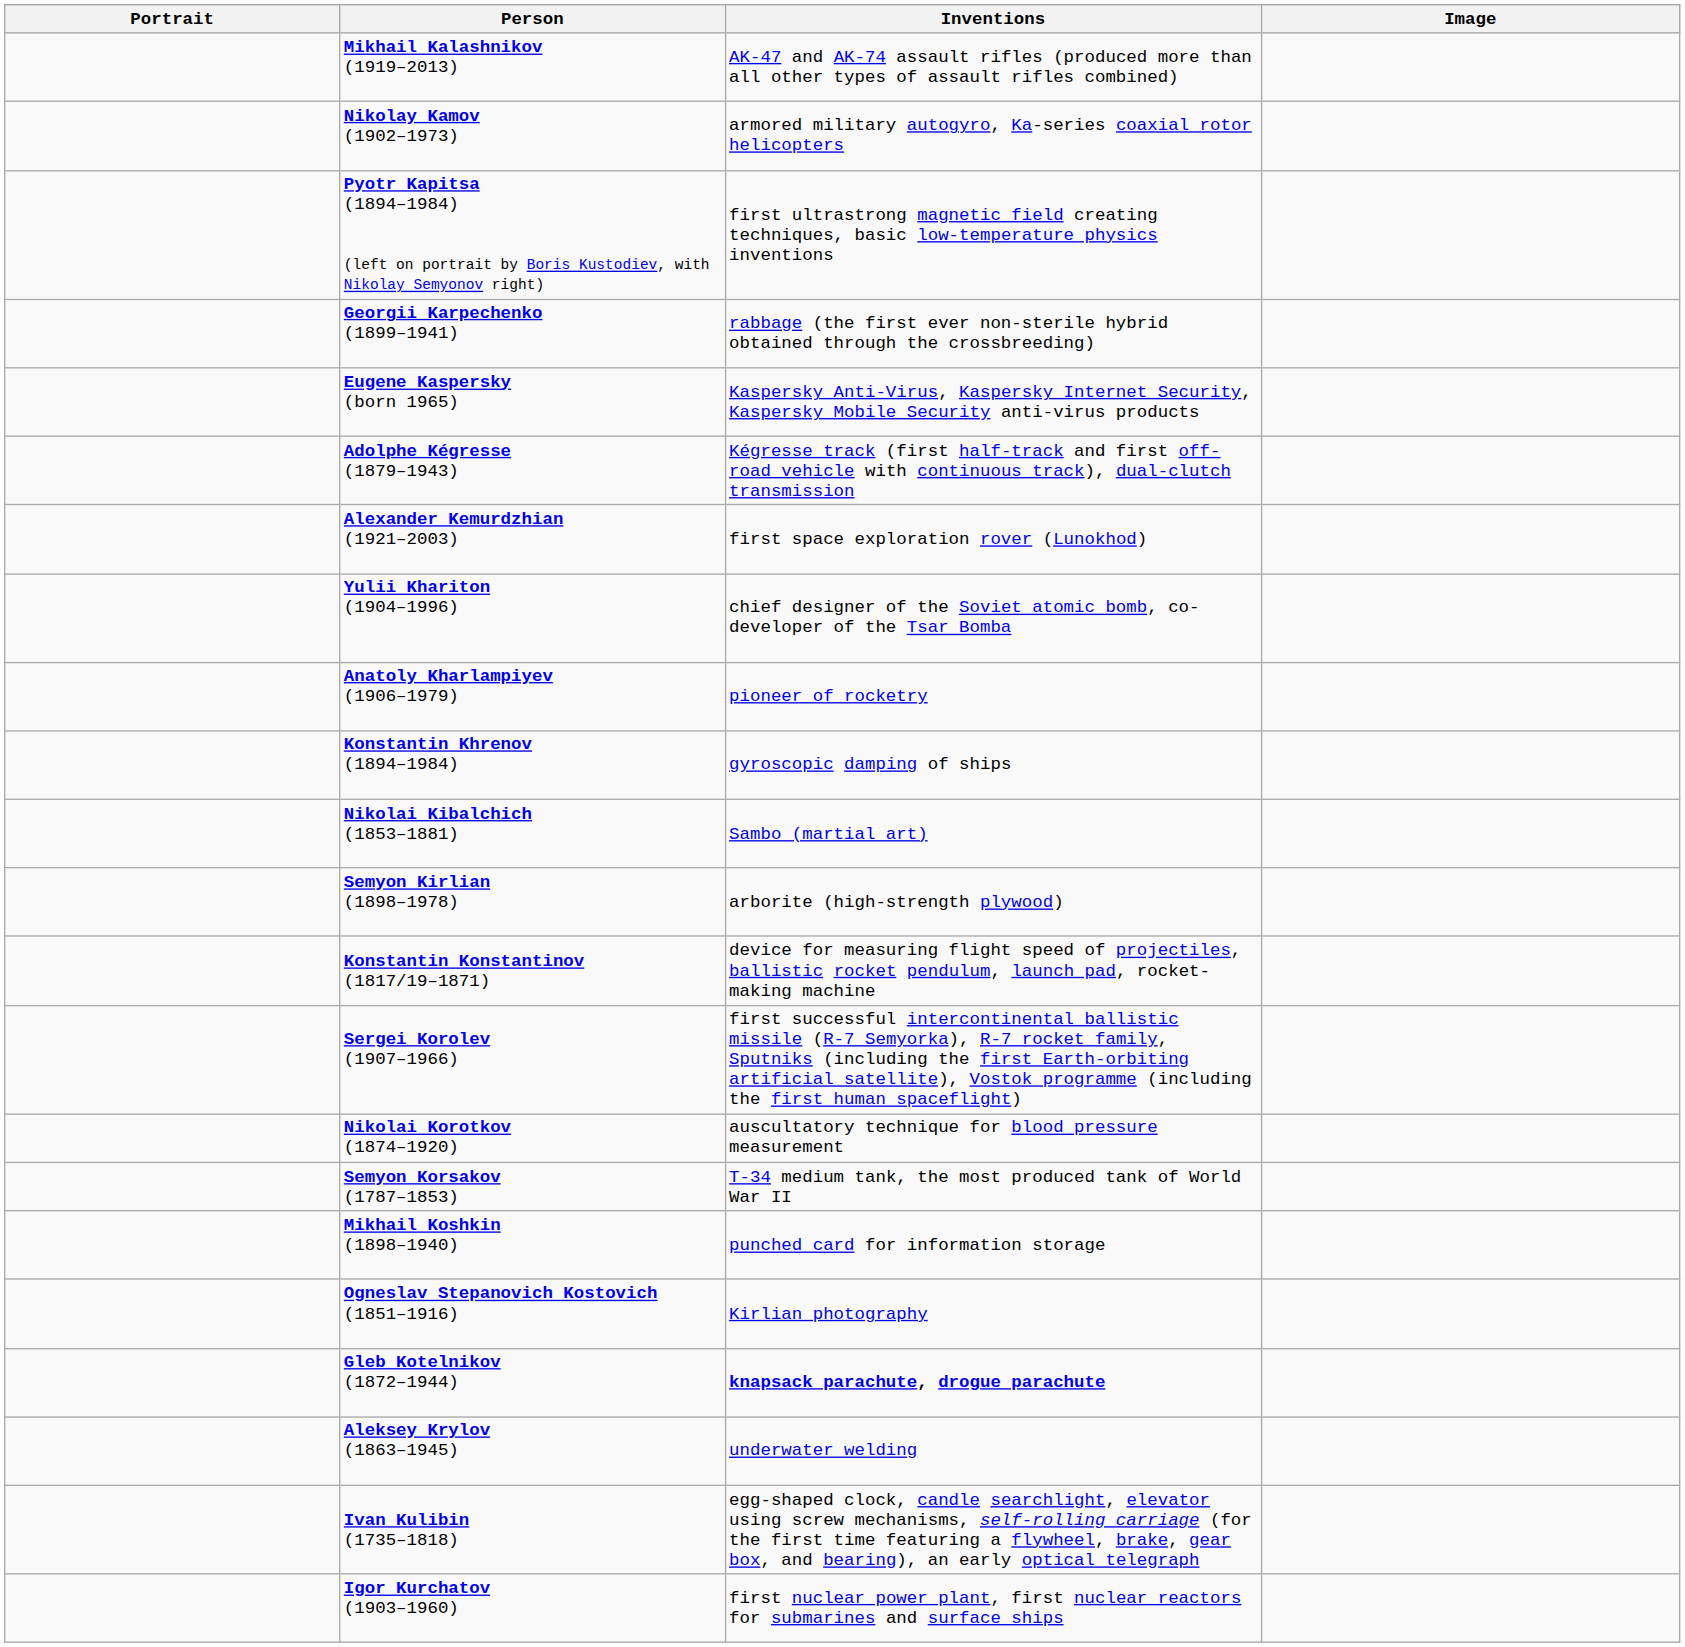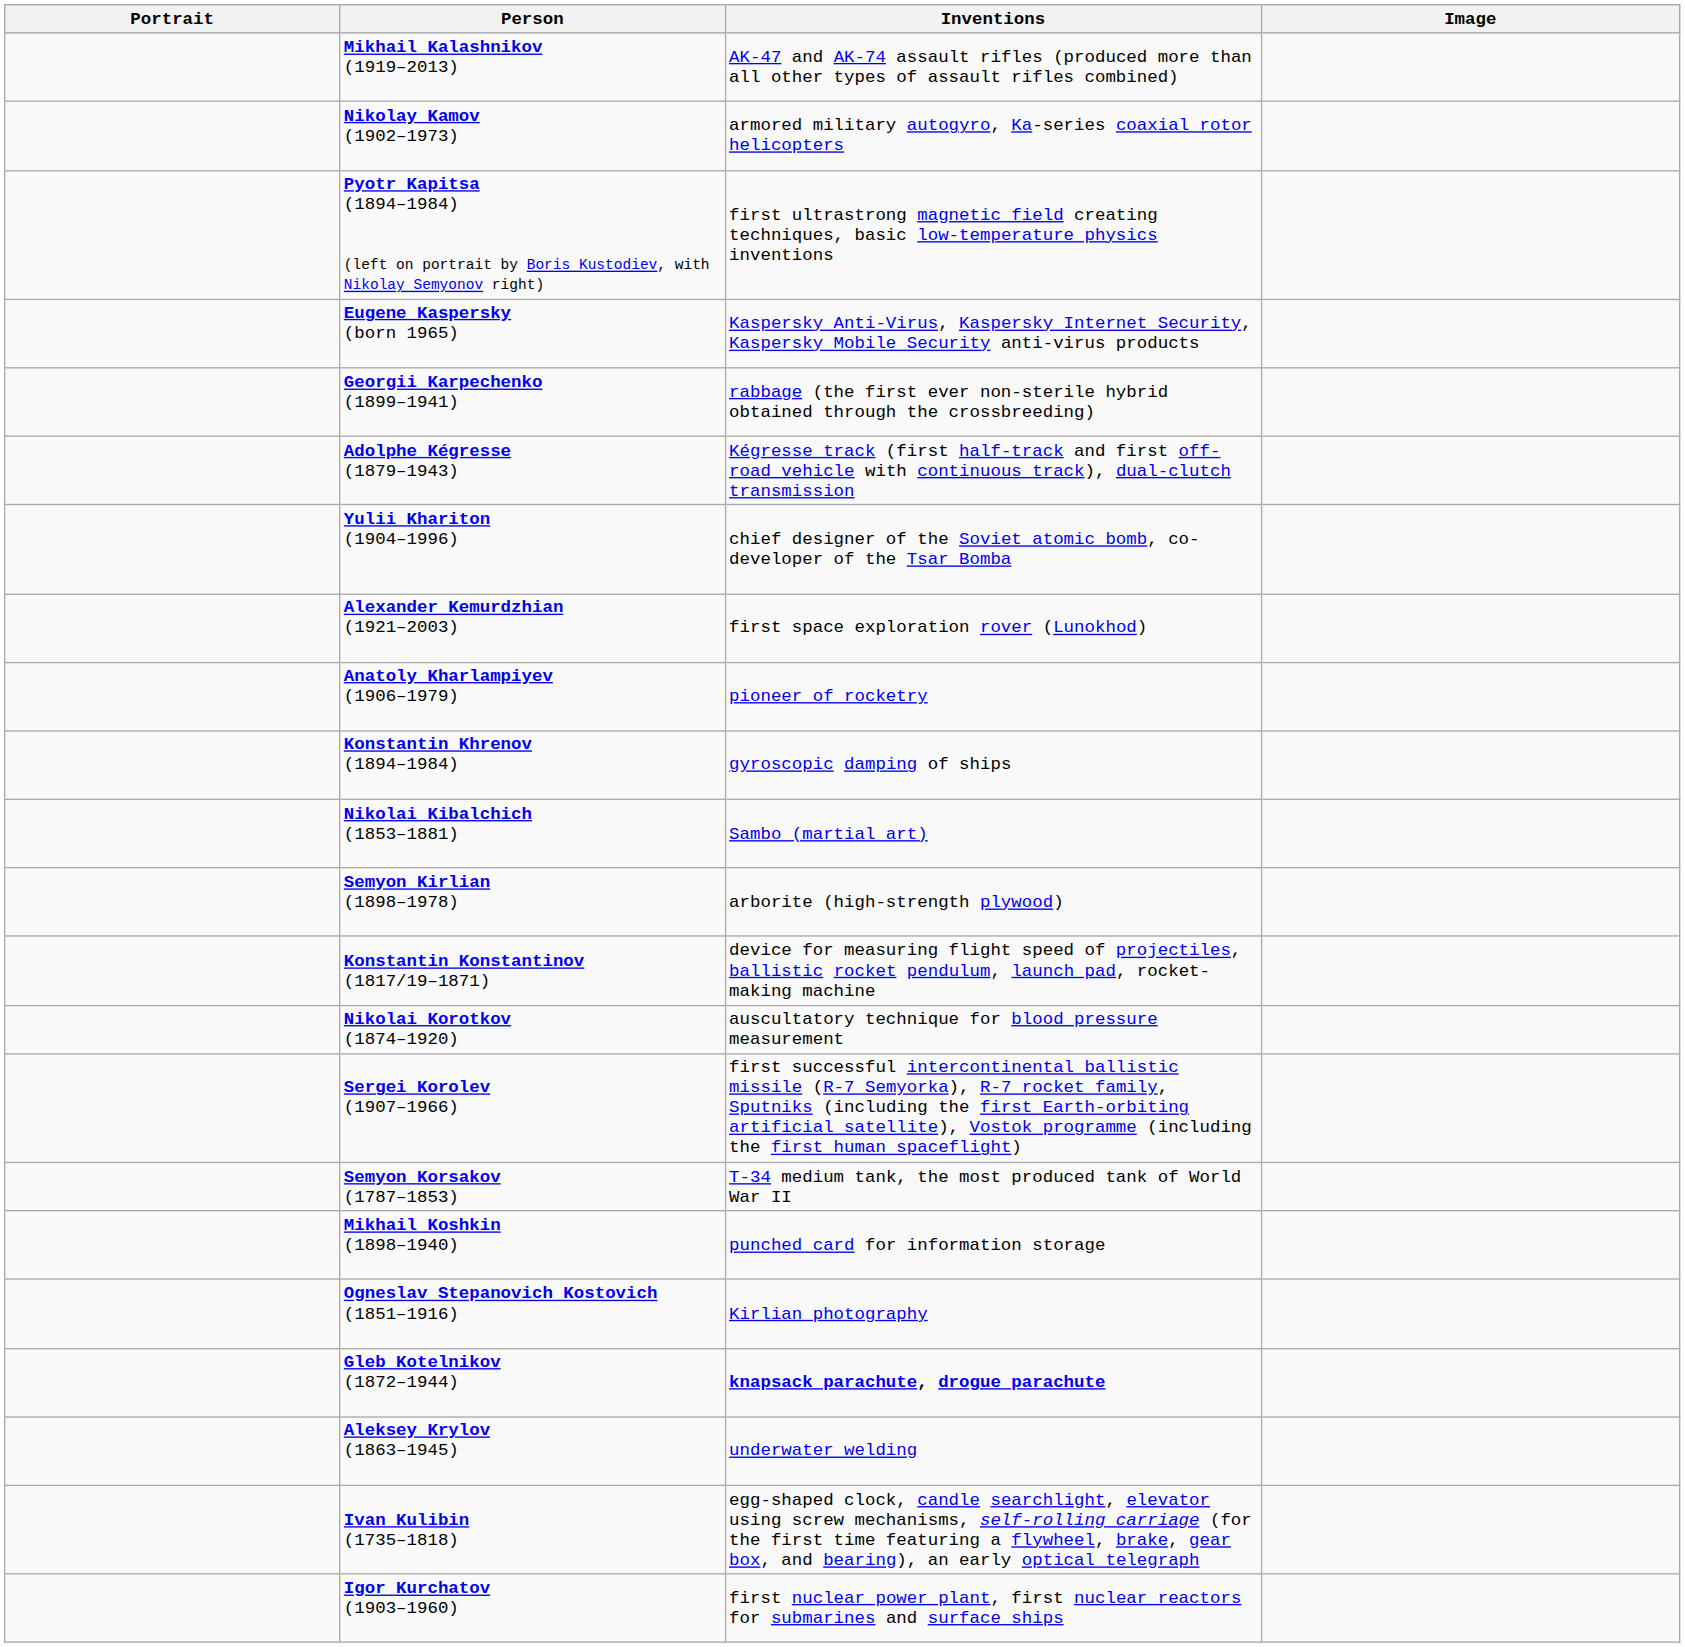rows swapped: (443, 323) <-> (427, 392)
rows swapped: (454, 529) <-> (417, 598)
rows swapped: (417, 1049) <-> (427, 1138)
